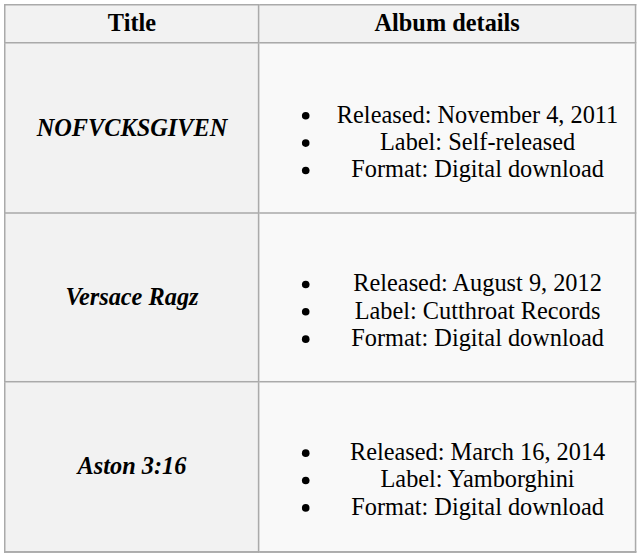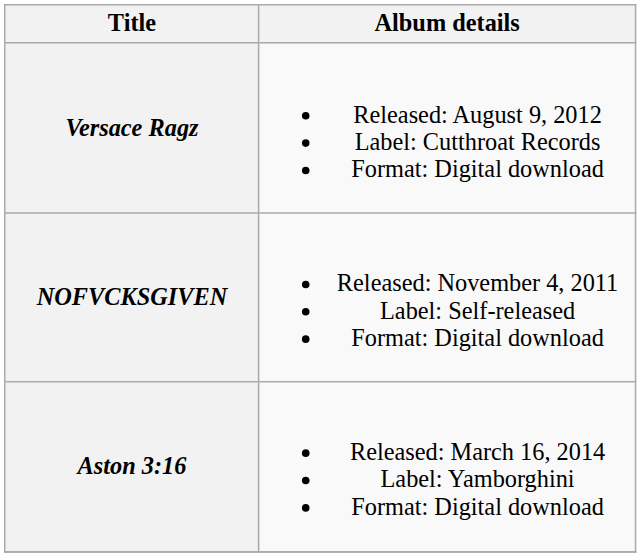rows swapped: (132, 127) <-> (132, 297)
